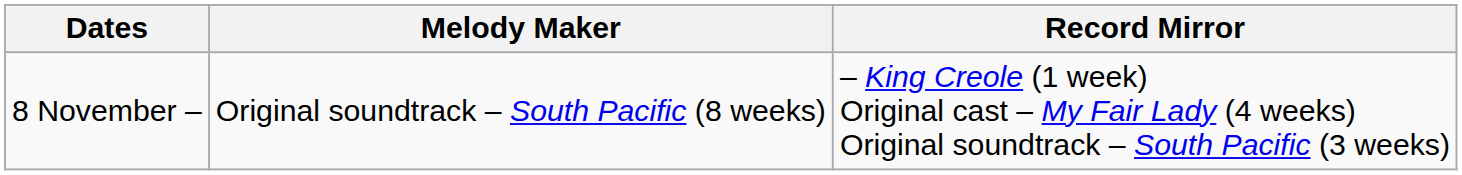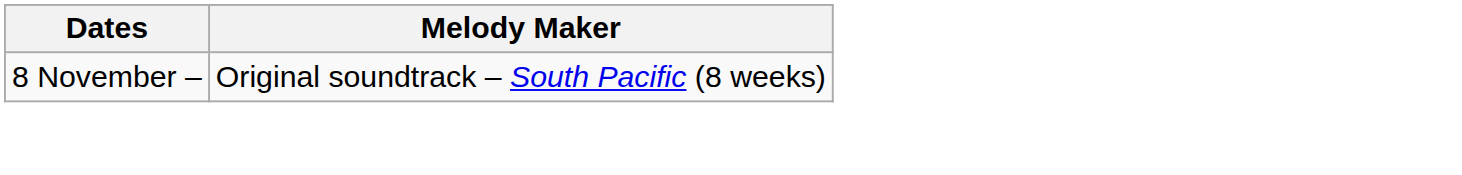- column: (1145, 28)
